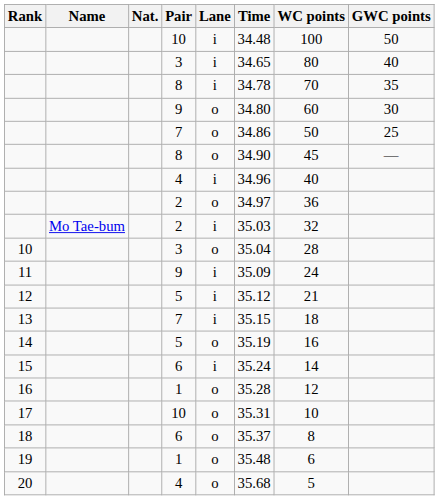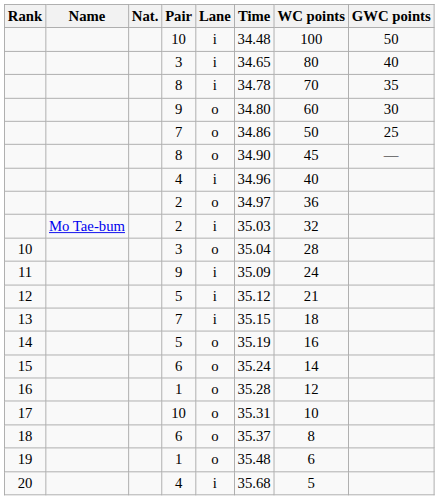(215, 366) i -> (215, 366) o
(215, 483) o -> (215, 483) i
